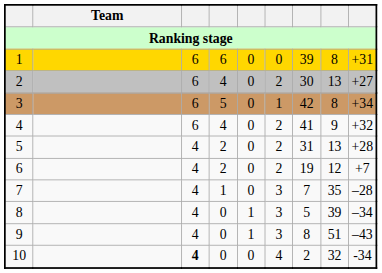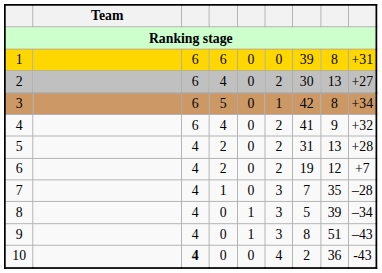(335, 256) 32 -> (335, 256) 36
(362, 256) -34 -> (362, 256) -43
